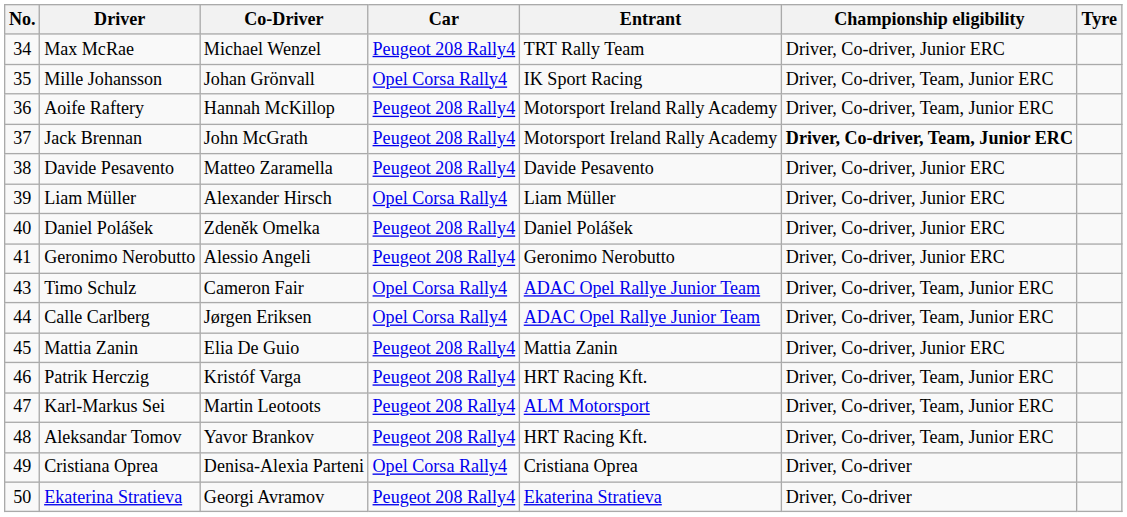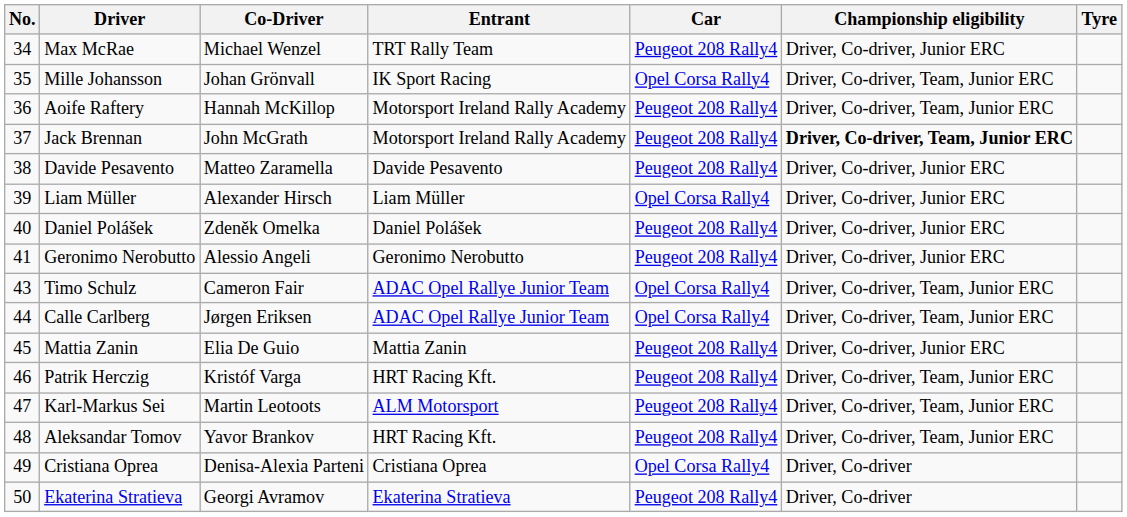columns swapped: (651, 19) <-> (444, 19)
